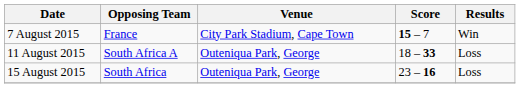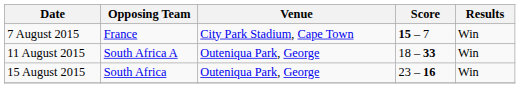(470, 53) Loss -> (468, 53) Win
(470, 72) Loss -> (468, 72) Win
